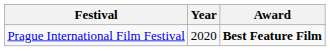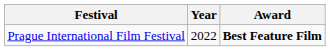(204, 35) 2020 -> (204, 35) 2022
